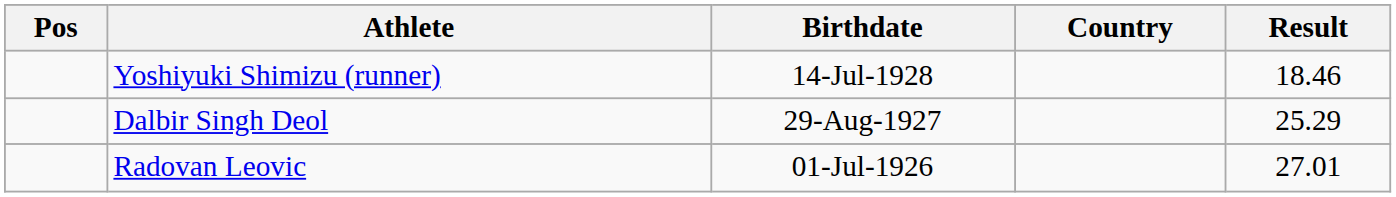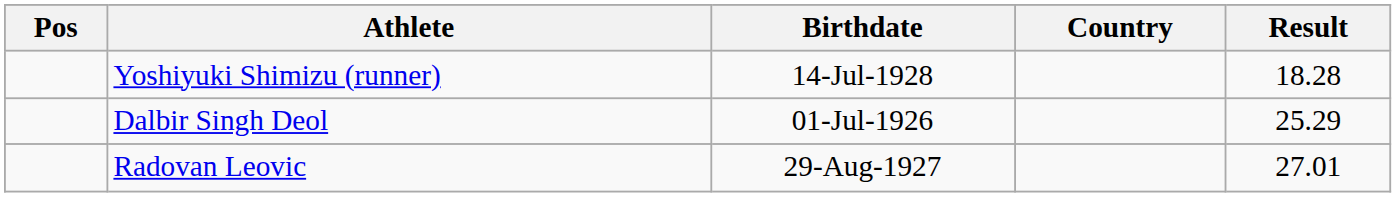(1308, 74) 18.46 -> (1308, 74) 18.28
(862, 120) 29-Aug-1927 -> (862, 120) 01-Jul-1926
(862, 167) 01-Jul-1926 -> (862, 167) 29-Aug-1927
